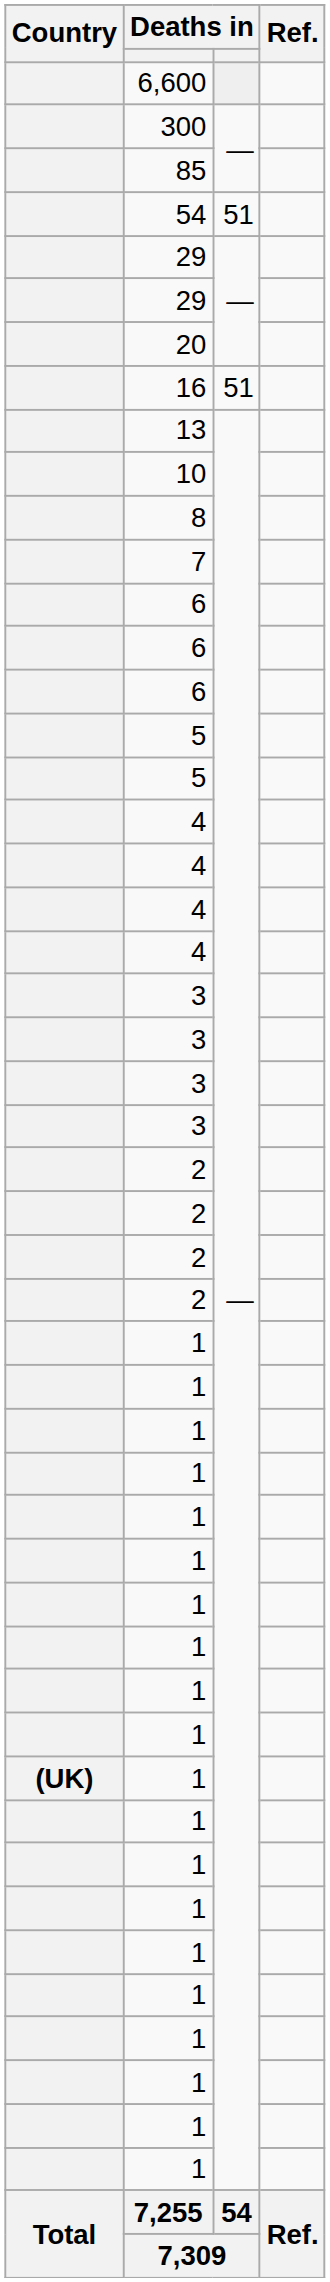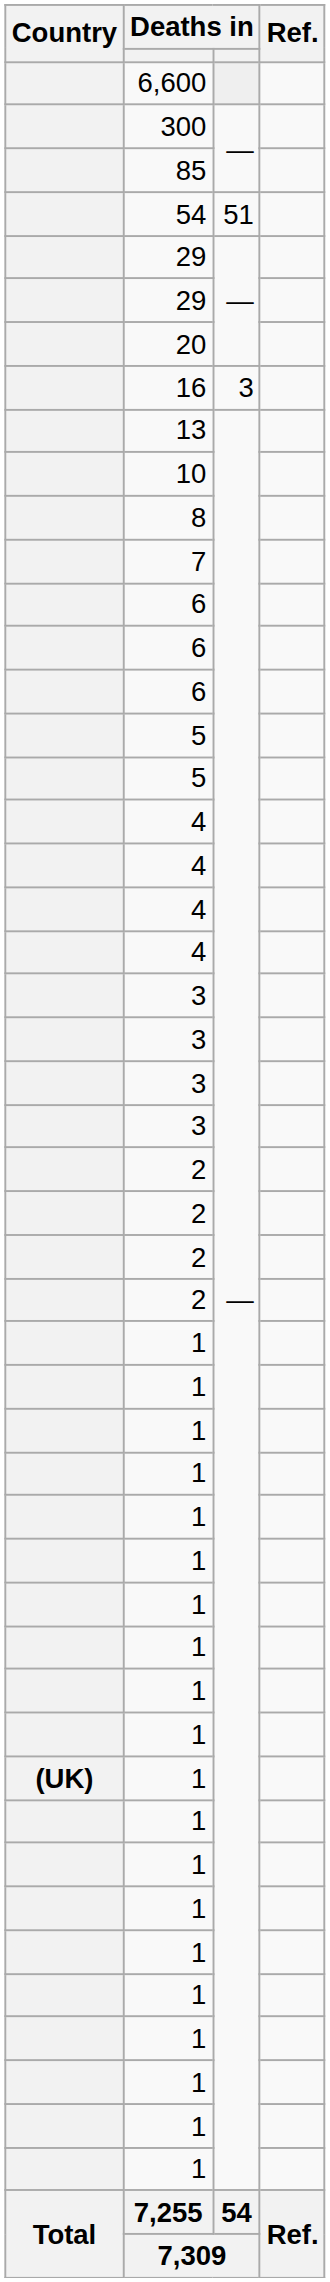(238, 387) 51 -> (246, 387) 3
